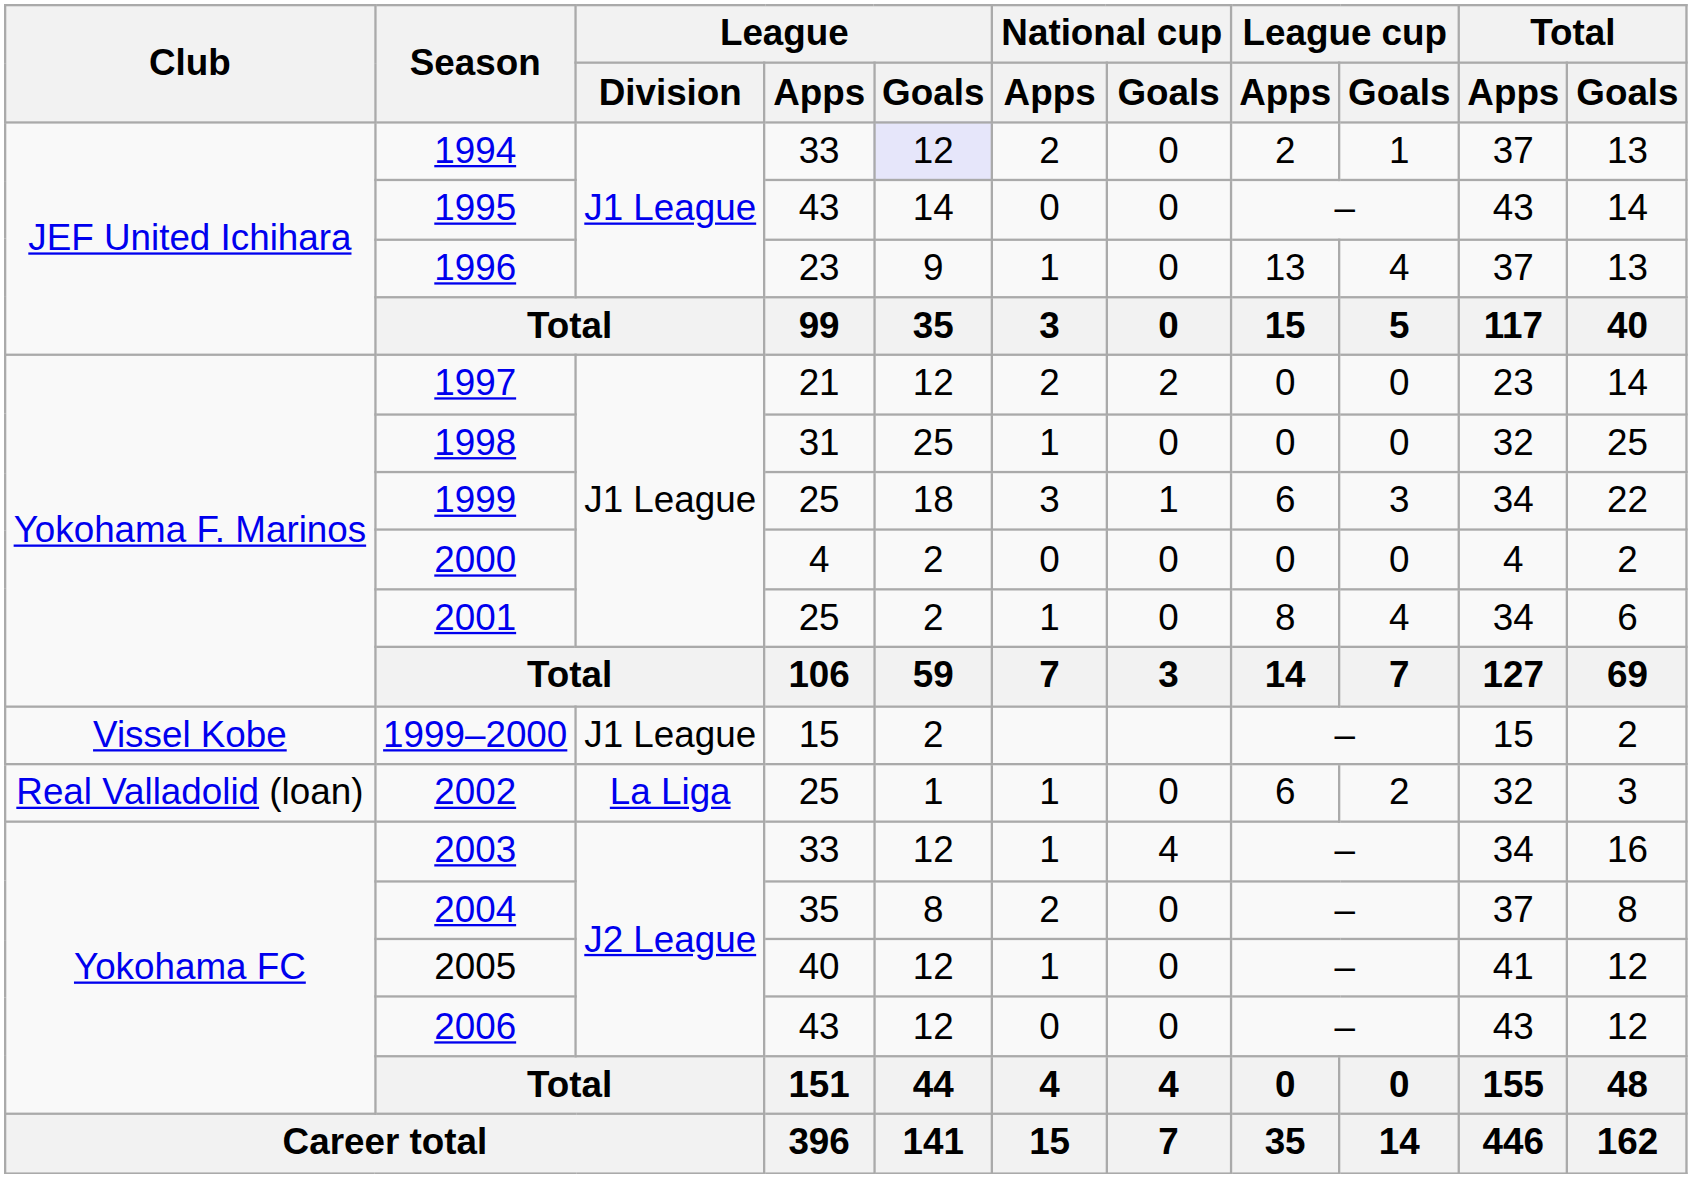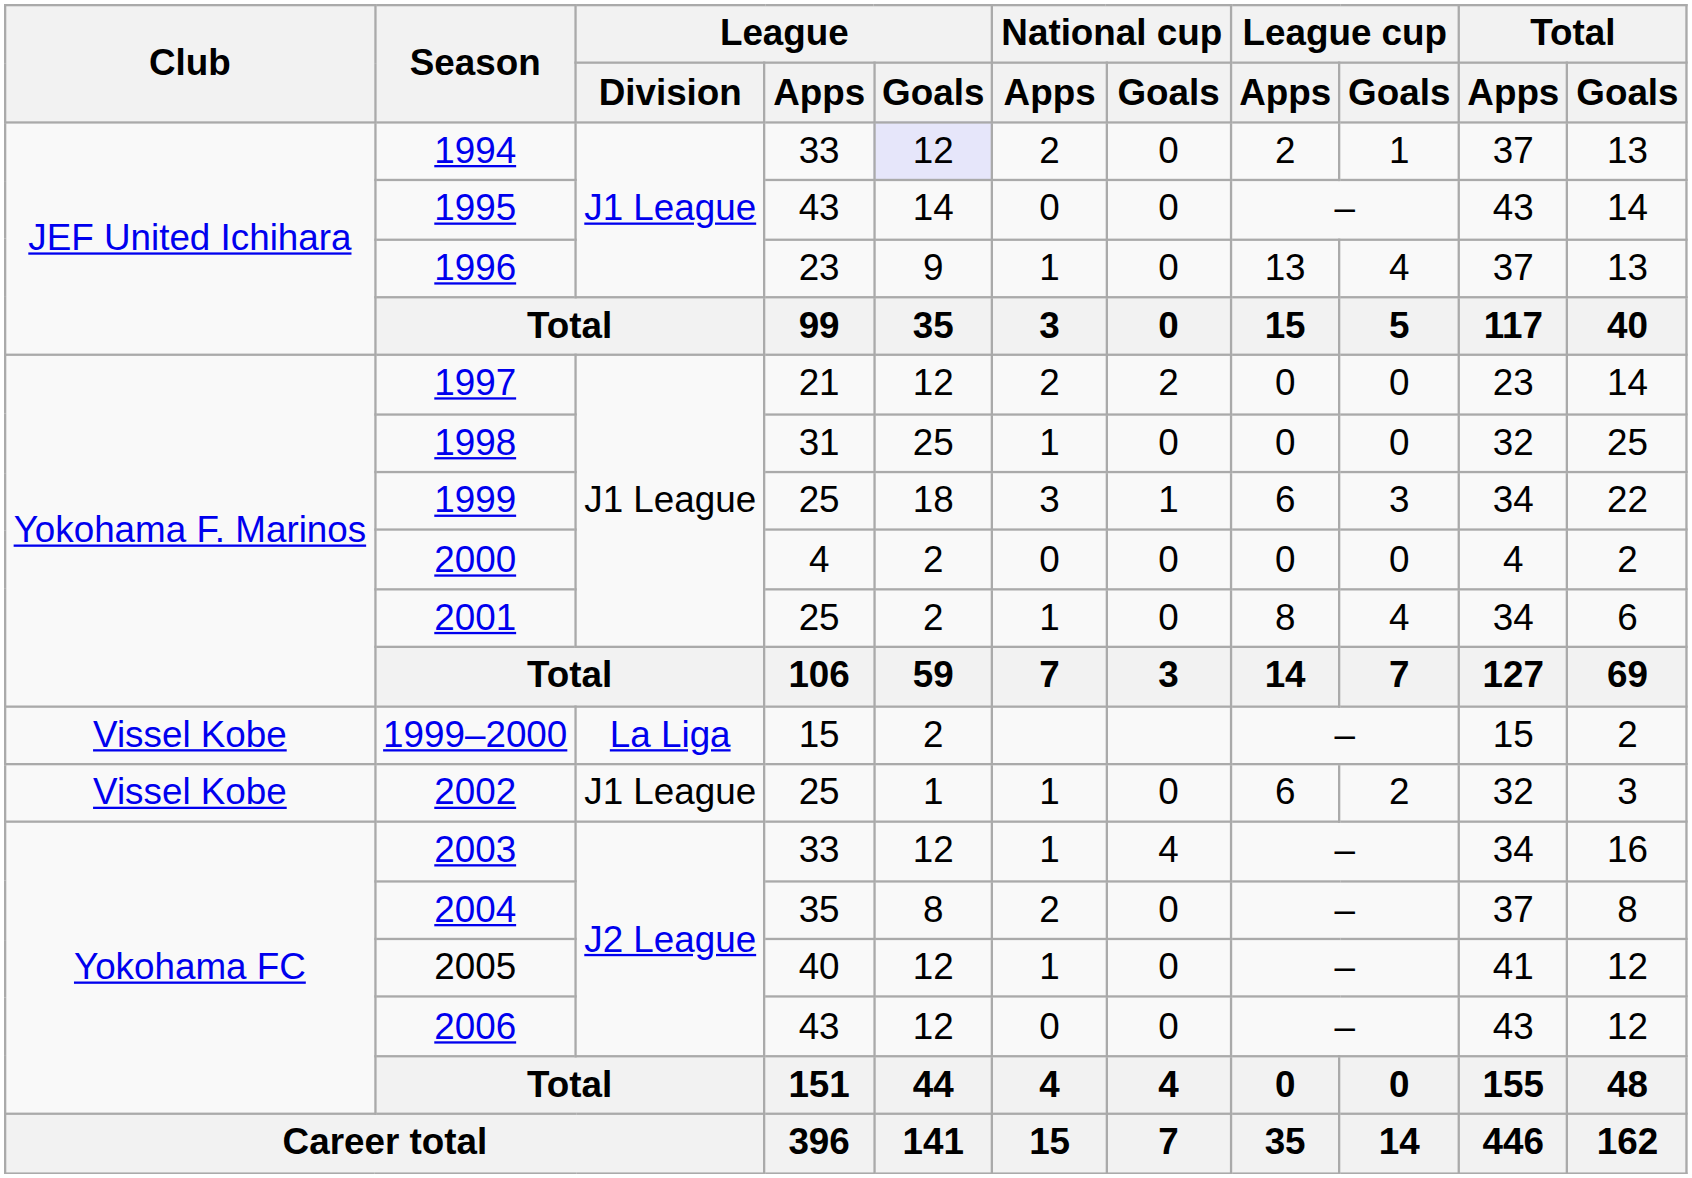(670, 734) J1 League -> (670, 734) La Liga
(190, 792) Real Valladolid (loan) -> (190, 792) Vissel Kobe
(670, 792) La Liga -> (670, 792) J1 League
